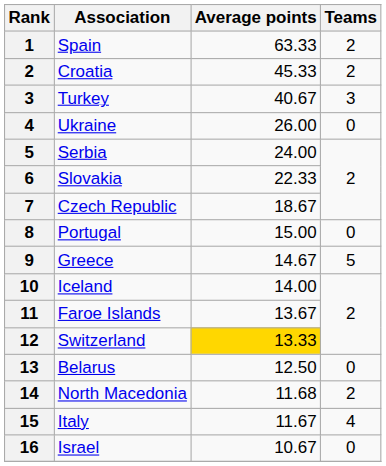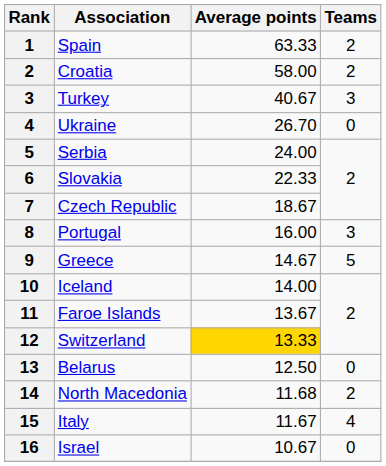(295, 71) 45.33 -> (295, 71) 58.00
(295, 125) 26.00 -> (295, 125) 26.70
(295, 233) 15.00 -> (295, 233) 16.00
(351, 233) 0 -> (351, 233) 3
